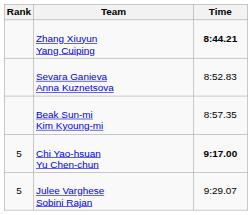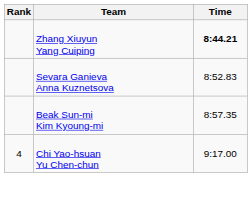(19, 153) 5 -> (19, 153) 4
(220, 153) bold -> (220, 153) normal
- row: (70, 197)
